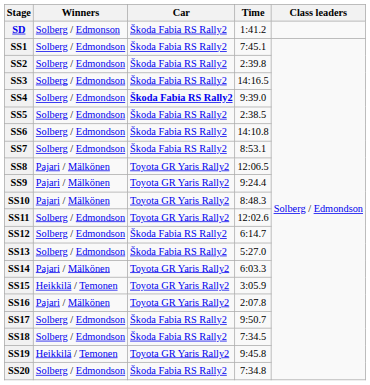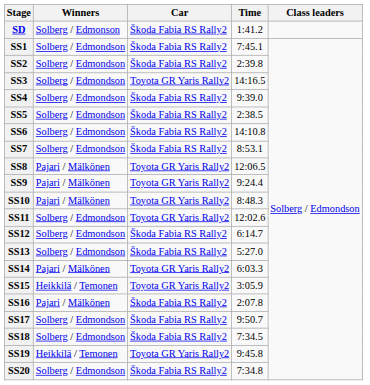(178, 80) Škoda Fabia RS Rally2 -> (180, 80) Toyota GR Yaris Rally2
(181, 97) bold -> (178, 97) normal
(180, 302) Toyota GR Yaris Rally2 -> (178, 302) Škoda Fabia RS Rally2
